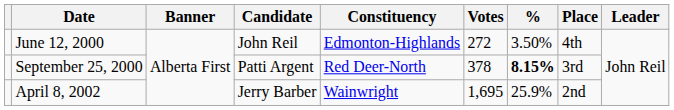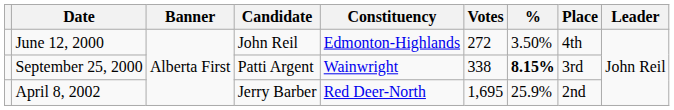(375, 67) Red Deer-North -> (361, 67) Wainwright
(479, 67) 378 -> (479, 67) 338
(361, 92) Wainwright -> (375, 92) Red Deer-North
